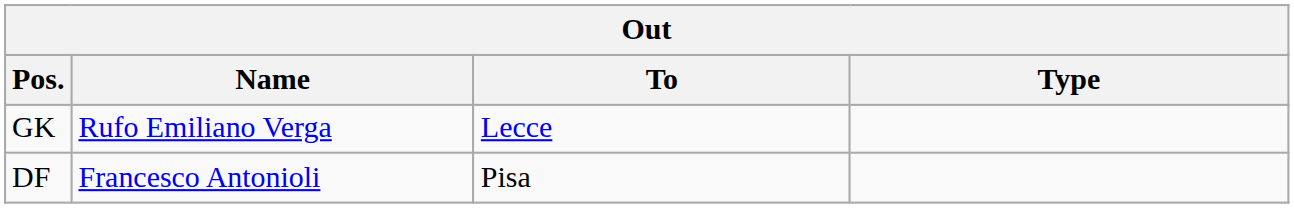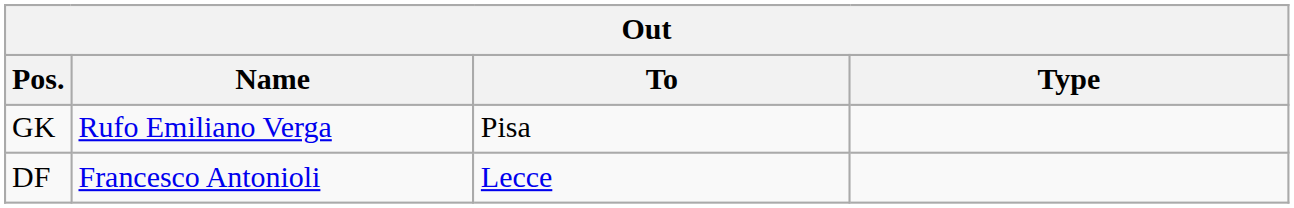(517, 128) Lecce -> (506, 128) Pisa
(506, 177) Pisa -> (517, 177) Lecce
